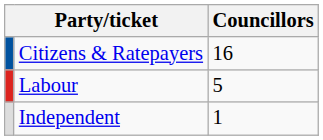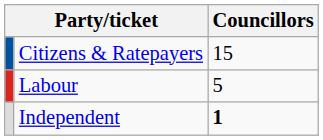(223, 53) 16 -> (223, 53) 15
(218, 118) normal -> (218, 118) bold
